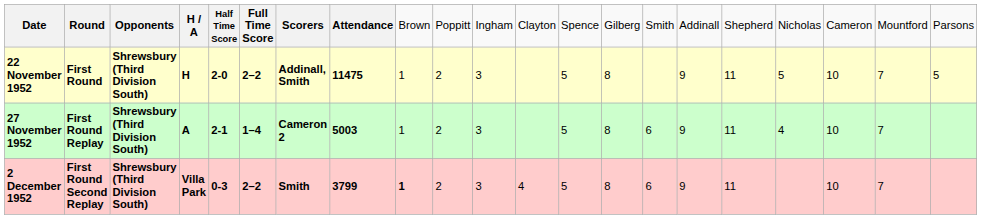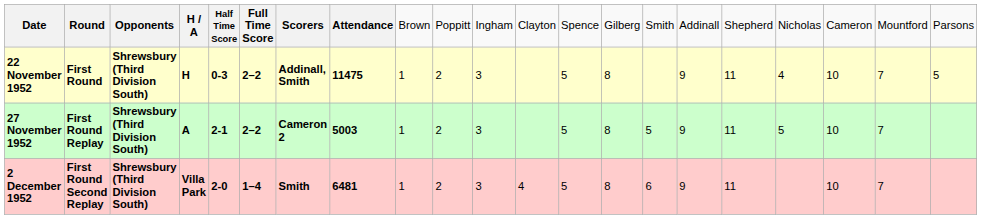(219, 75) 2-0 -> (219, 75) 0-3
(781, 75) 5 -> (781, 75) 4
(252, 130) 1–4 -> (252, 130) 2–2
(649, 130) 6 -> (649, 130) 5
(781, 130) 4 -> (781, 130) 5
(219, 186) 0-3 -> (219, 186) 2-0
(252, 186) 2–2 -> (252, 186) 1–4
(345, 186) 3799 -> (345, 186) 6481
(402, 186) bold -> (402, 186) normal
